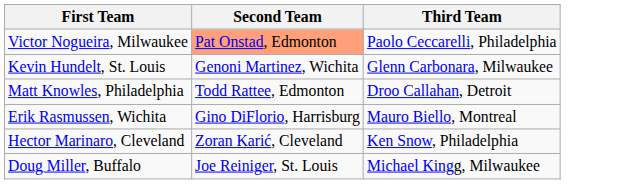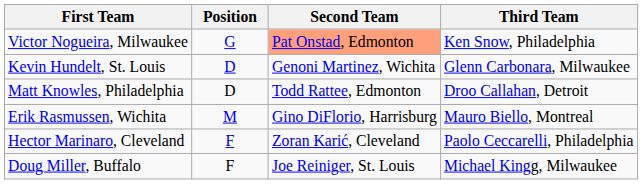+ column: (230, 16)
(462, 41) Paolo Ceccarelli, Philadelphia -> (520, 41) Ken Snow, Philadelphia
(443, 141) Ken Snow, Philadelphia -> (539, 141) Paolo Ceccarelli, Philadelphia
